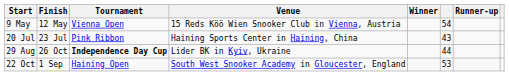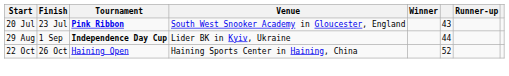- row: (18, 24)
(98, 37) normal -> (98, 24) bold
(264, 37) Haining Sports Center in Haining, China -> (288, 24) South West Snooker Academy in Gloucester, England
(53, 51) 26 Oct -> (51, 37) 1 Sep
(51, 64) 1 Sep -> (53, 51) 26 Oct
(288, 64) South West Snooker Academy in Gloucester, England -> (264, 51) Haining Sports Center in Haining, China
(447, 64) 53 -> (447, 51) 52
